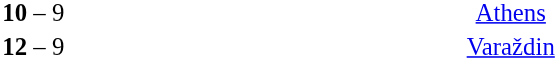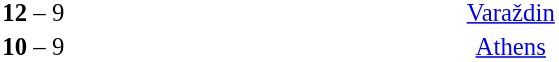rows swapped: (511, 46) <-> (511, 12)
